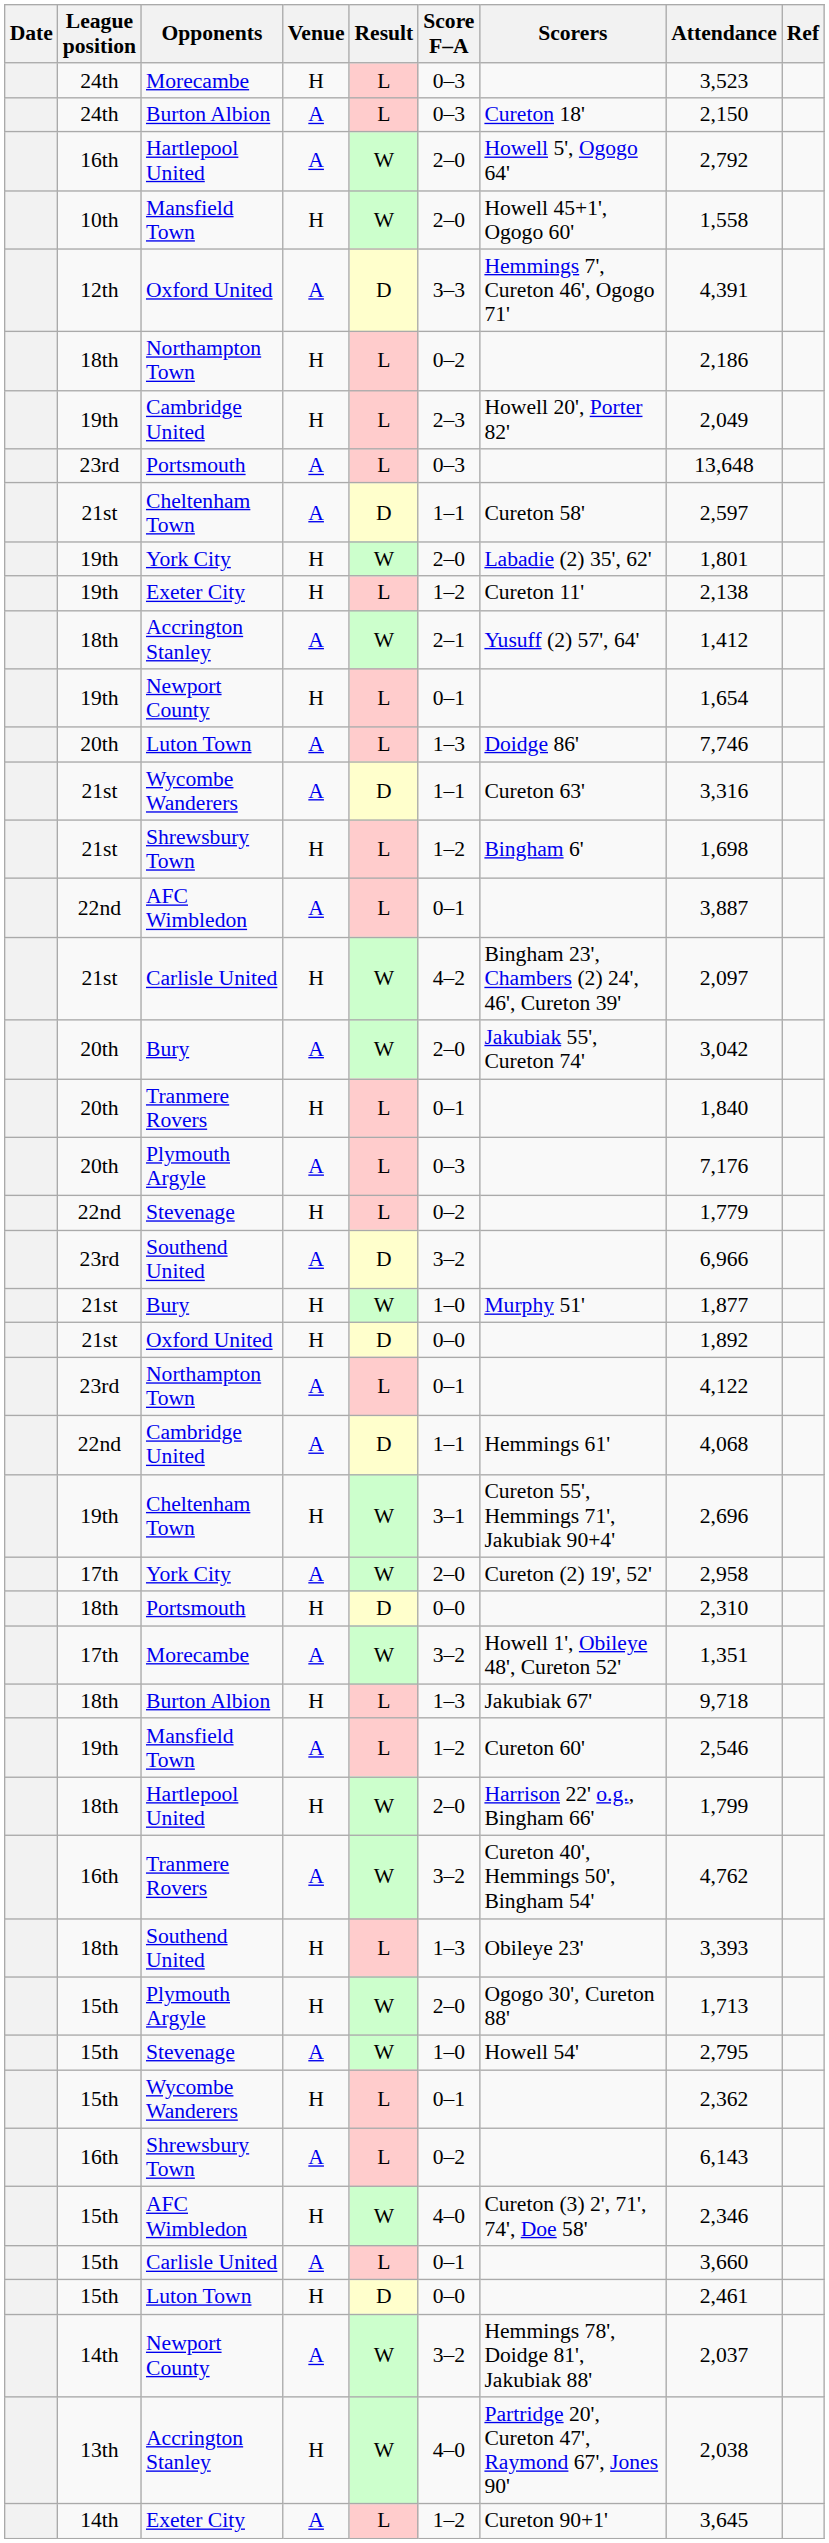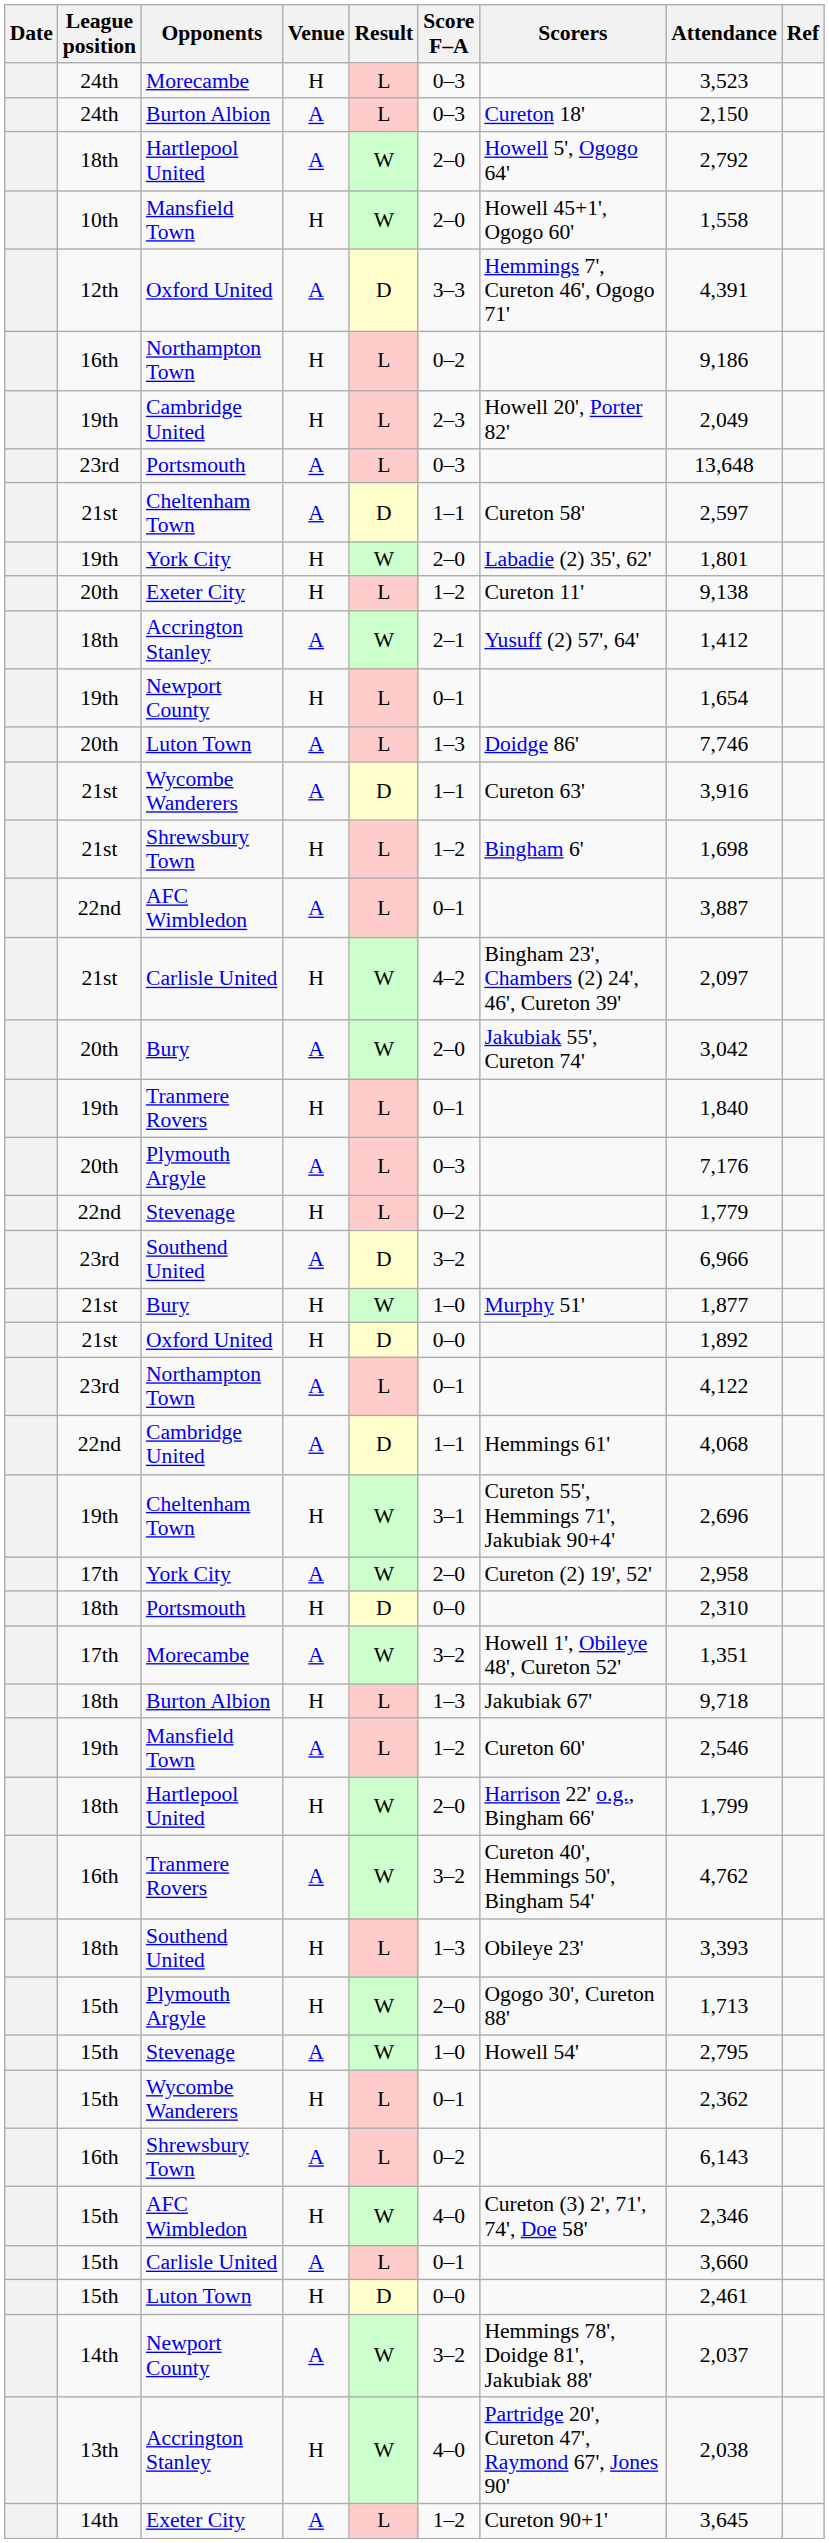(99, 160) 16th -> (99, 160) 18th
(99, 360) 18th -> (99, 360) 16th
(724, 360) 2,186 -> (724, 360) 9,186
(99, 592) 19th -> (99, 592) 20th
(724, 592) 2,138 -> (724, 592) 9,138
(724, 790) 3,316 -> (724, 790) 3,916
(99, 1107) 20th -> (99, 1107) 19th
